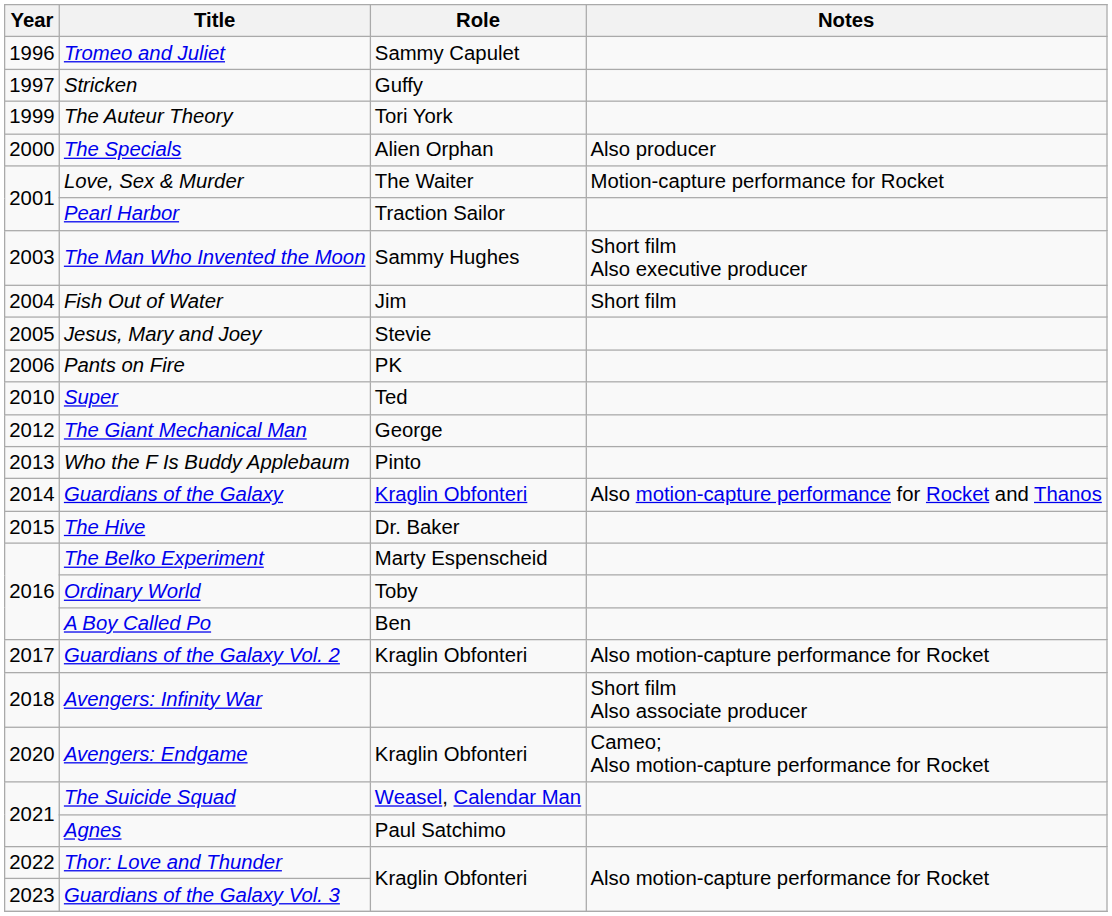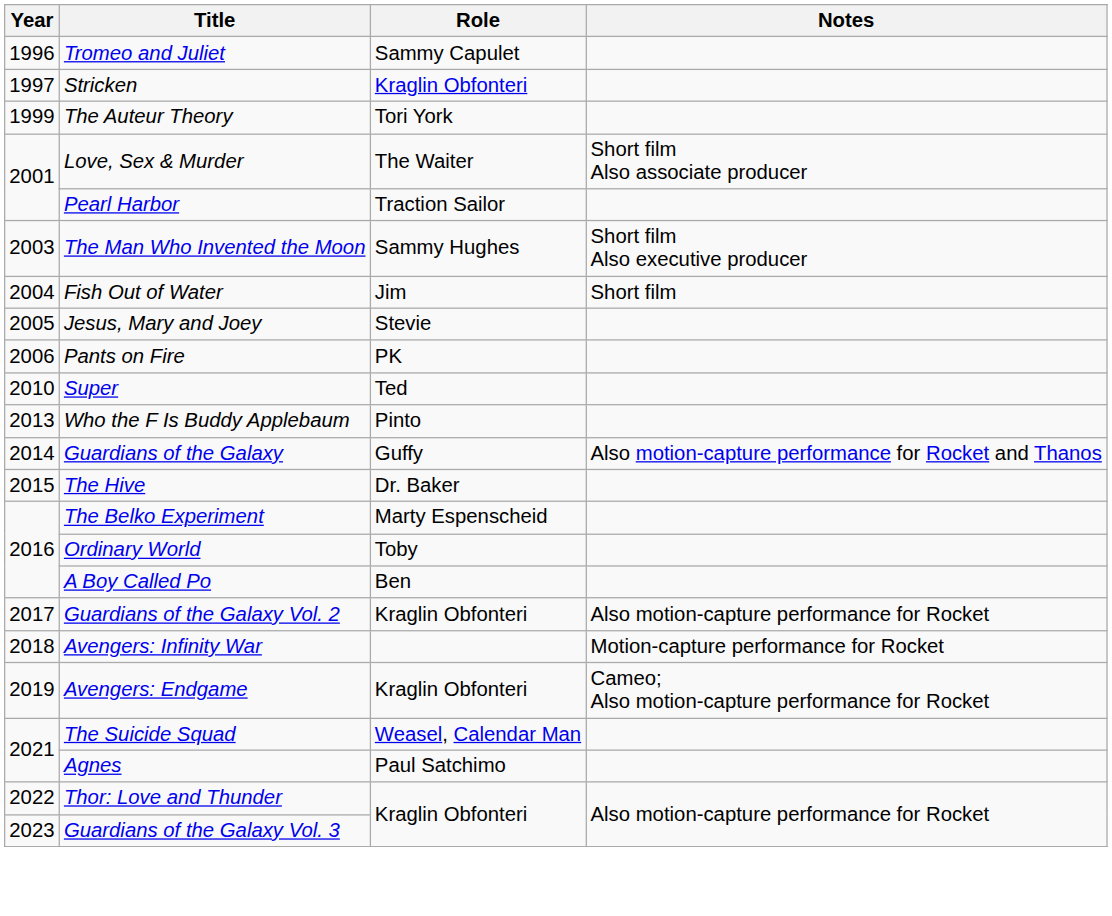(399, 85) Guffy -> (451, 85) Kraglin Obfonteri
- row: (123, 149)
(767, 181) Motion-capture performance for Rocket -> (699, 160) Short film Also associate producer
- row: (185, 430)
(451, 494) Kraglin Obfonteri -> (399, 453) Guffy
(699, 699) Short film Also associate producer -> (767, 646) Motion-capture performance for Rocket
(32, 754) 2020 -> (32, 690) 2019
